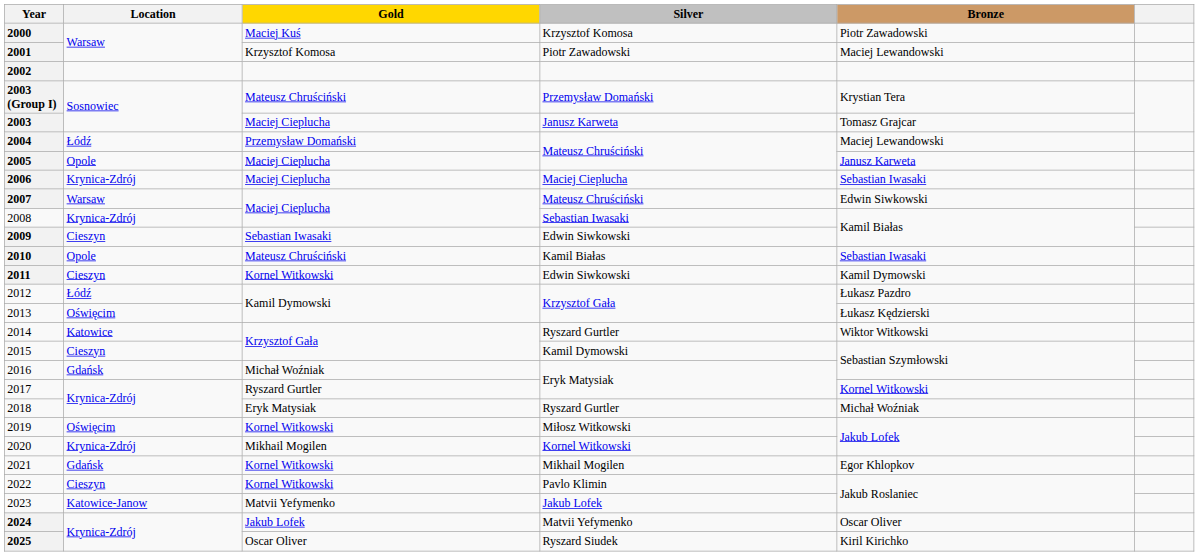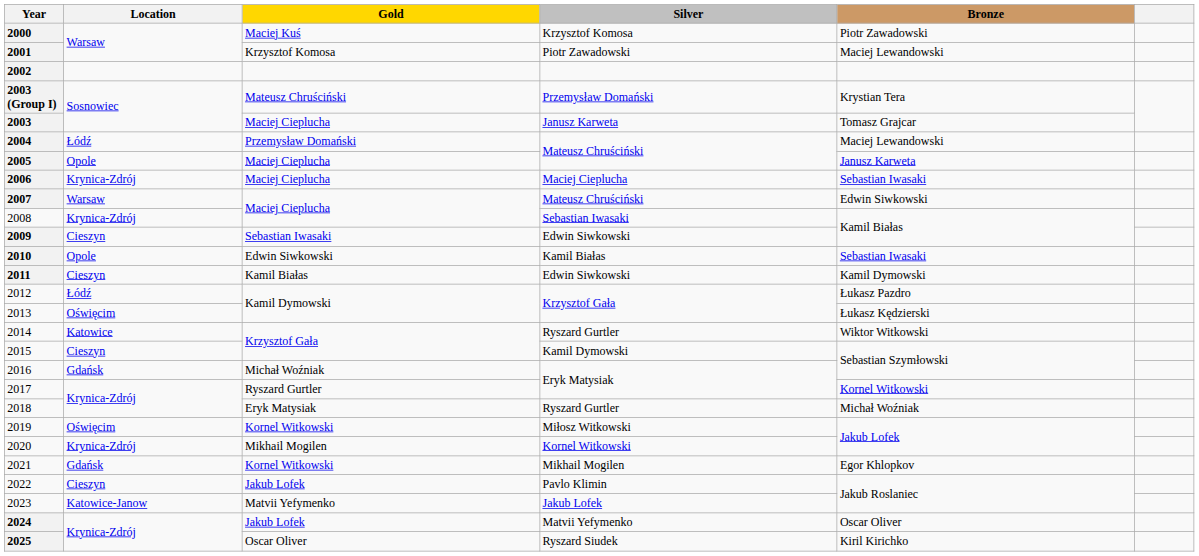(296, 255) Mateusz Chruściński -> (289, 255) Edwin Siwkowski
(289, 274) Kornel Witkowski -> (277, 274) Kamil Białas
(289, 484) Kornel Witkowski -> (275, 484) Jakub Lofek
